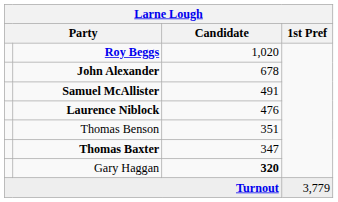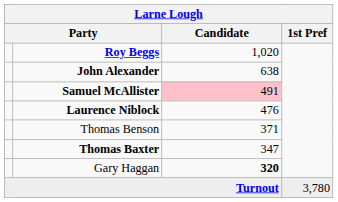(270, 71) 678 -> (270, 71) 638
(270, 91) no background -> (270, 91) pink background
(270, 129) 351 -> (270, 129) 371
(316, 187) 3,779 -> (316, 187) 3,780
